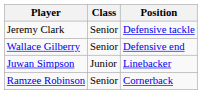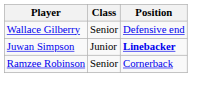- row: (36, 30)
(147, 64) normal -> (149, 47) bold
